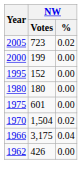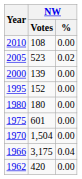+ row: (16, 43)
(38, 43) 723 -> (38, 58) 523
(38, 58) 199 -> (38, 74) 139
(66, 120) 0.02 -> (66, 136) 0.00
(38, 151) 426 -> (38, 167) 420
